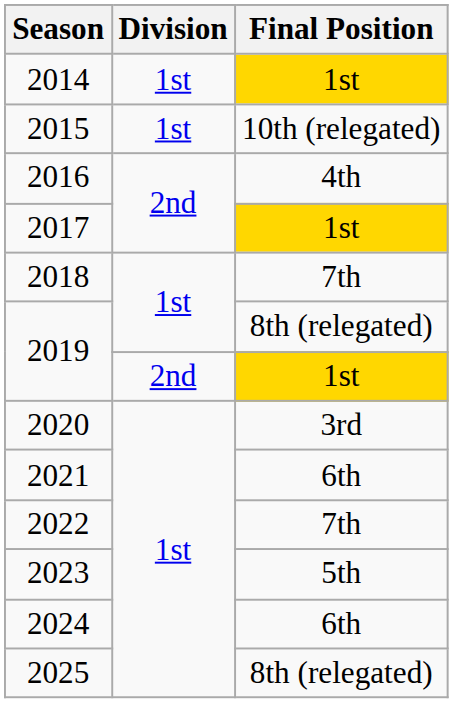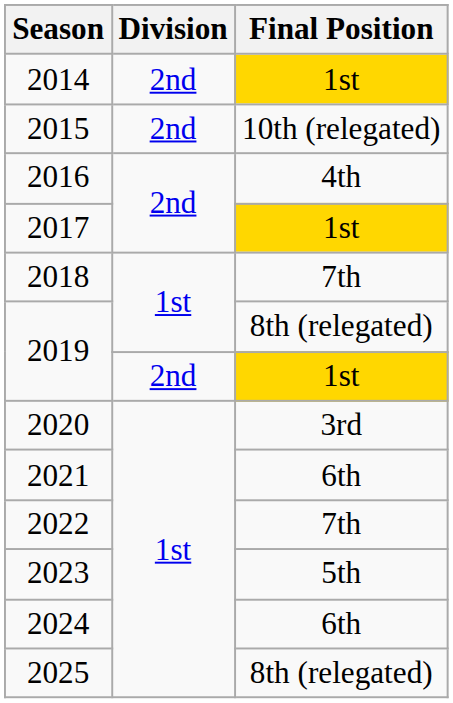(173, 78) 1st -> (173, 78) 2nd
(173, 128) 1st -> (173, 128) 2nd
